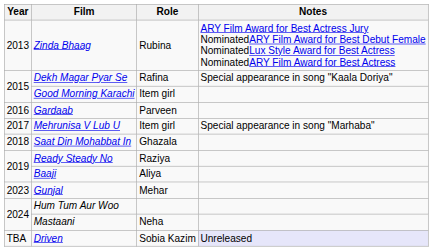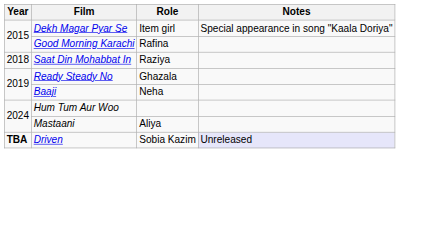- row: (62, 45)
(154, 78) Rafina -> (157, 28) Item girl
(157, 94) Item girl -> (154, 44) Rafina
- row: (53, 110)
- row: (77, 126)
(158, 142) Ghazala -> (155, 60) Raziya
(155, 158) Raziya -> (158, 76) Ghazala
(150, 174) Aliya -> (151, 92) Neha
- row: (48, 190)
(151, 222) Neha -> (150, 124) Aliya
(16, 238) normal -> (17, 140) bold
